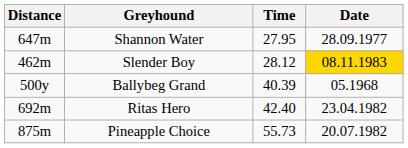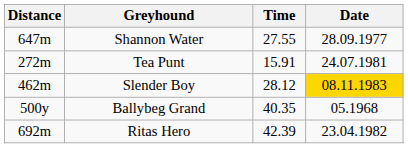(279, 39) 27.95 -> (279, 39) 27.55
+ row: (159, 62)
(279, 85) 40.39 -> (279, 108) 40.35
(279, 108) 42.40 -> (279, 131) 42.39
- row: (159, 131)
